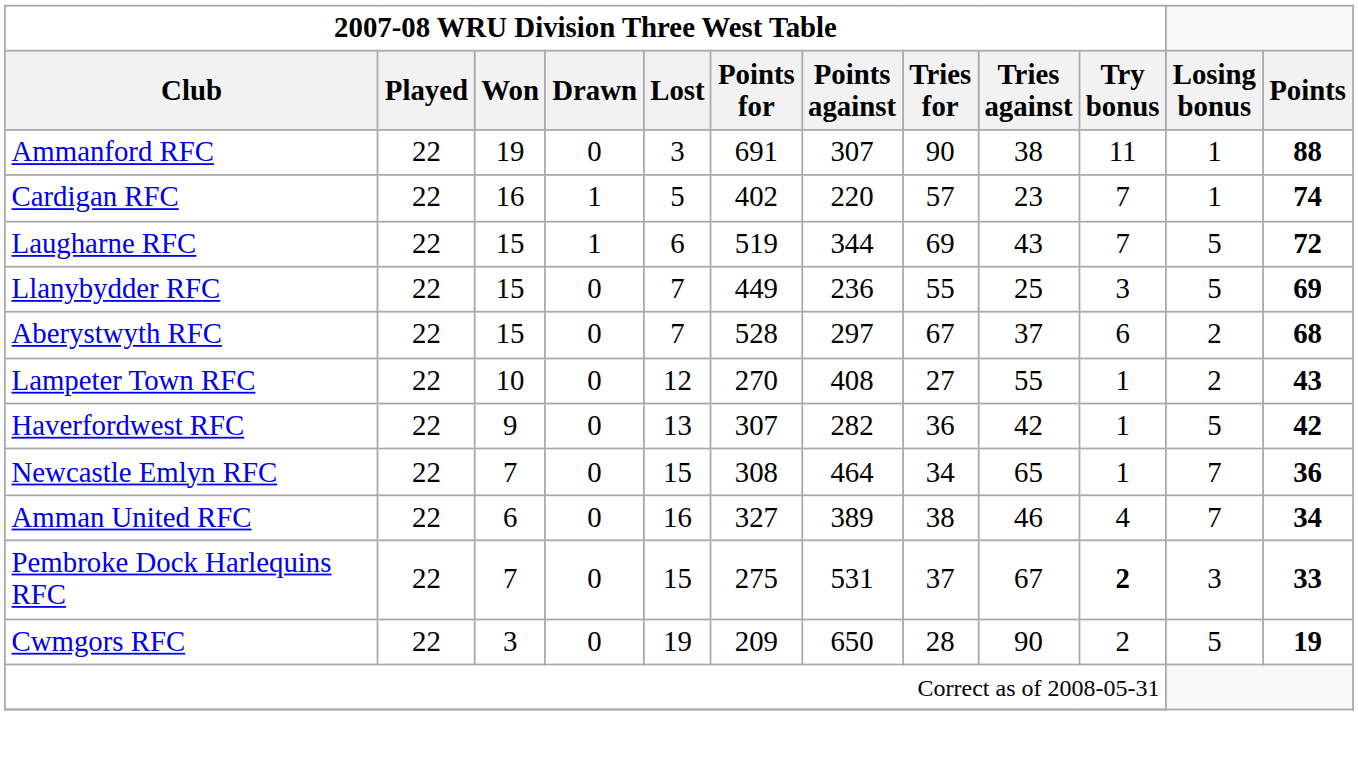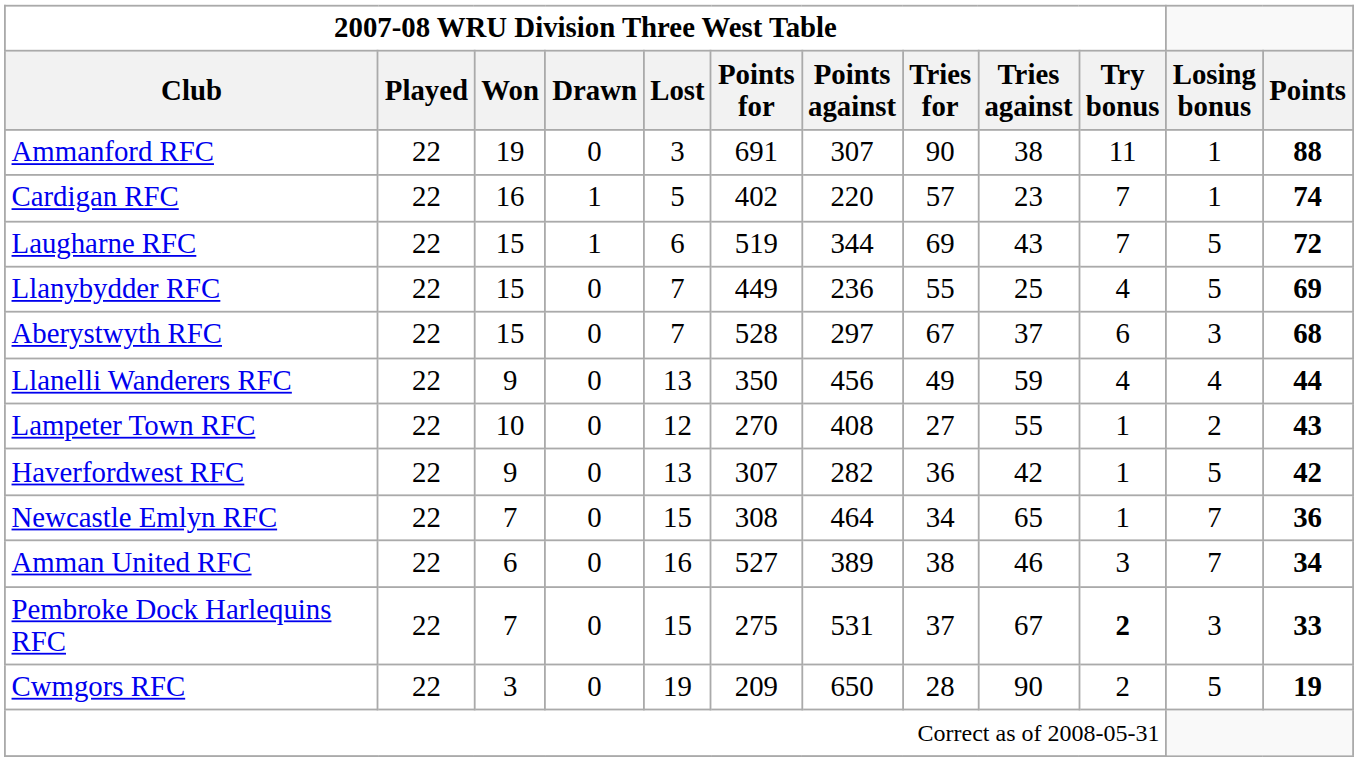(1123, 288) 3 -> (1123, 288) 4
(1214, 334) 2 -> (1214, 334) 3
+ row: (152, 380)
(756, 517) 327 -> (756, 562) 527
(1123, 517) 4 -> (1123, 562) 3
